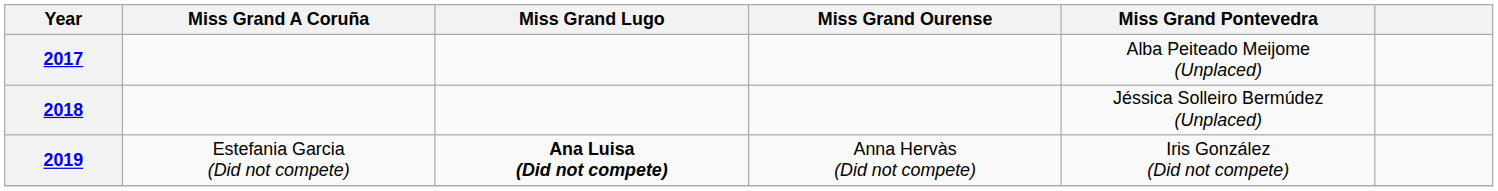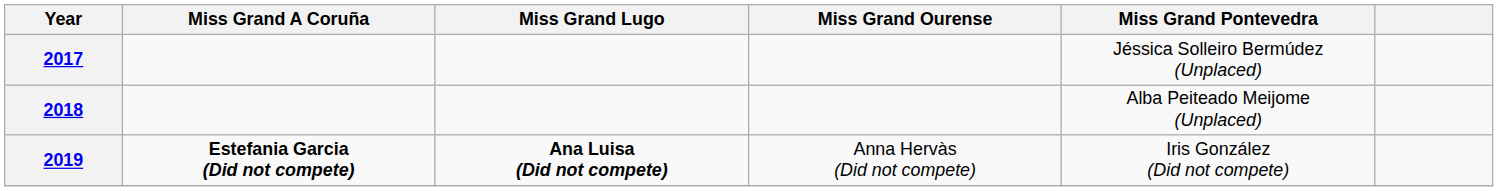(1218, 59) Alba Peiteado Meijome (Unplaced) -> (1218, 59) Jéssica Solleiro Bermúdez (Unplaced)
(1218, 110) Jéssica Solleiro Bermúdez (Unplaced) -> (1218, 110) Alba Peiteado Meijome (Unplaced)
(279, 160) normal -> (279, 160) bold
